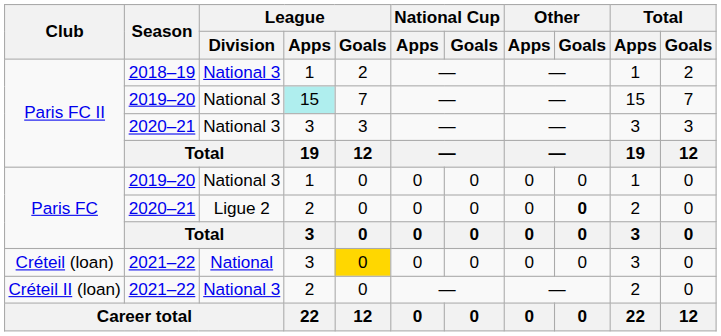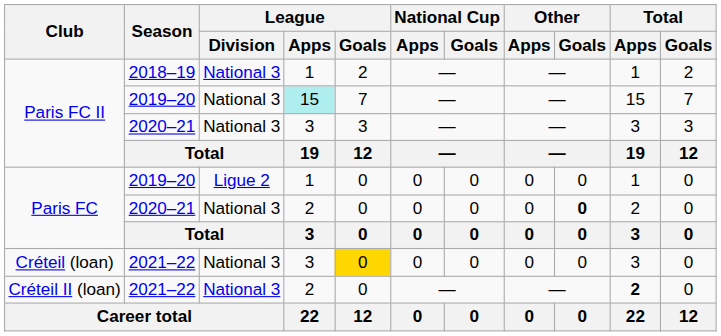(242, 180) National 3 -> (242, 180) Ligue 2
(242, 208) Ligue 2 -> (242, 208) National 3
(242, 262) National -> (242, 262) National 3
(635, 289) normal -> (635, 289) bold
